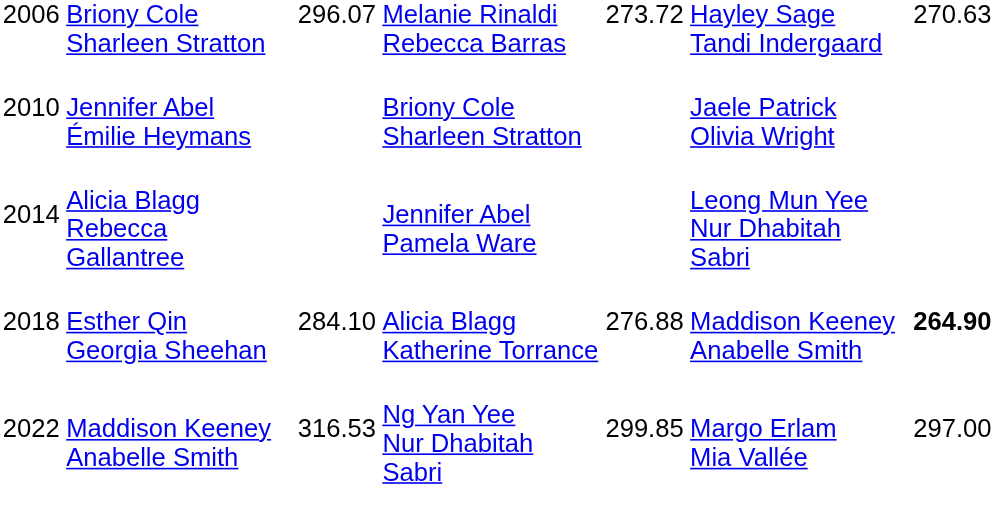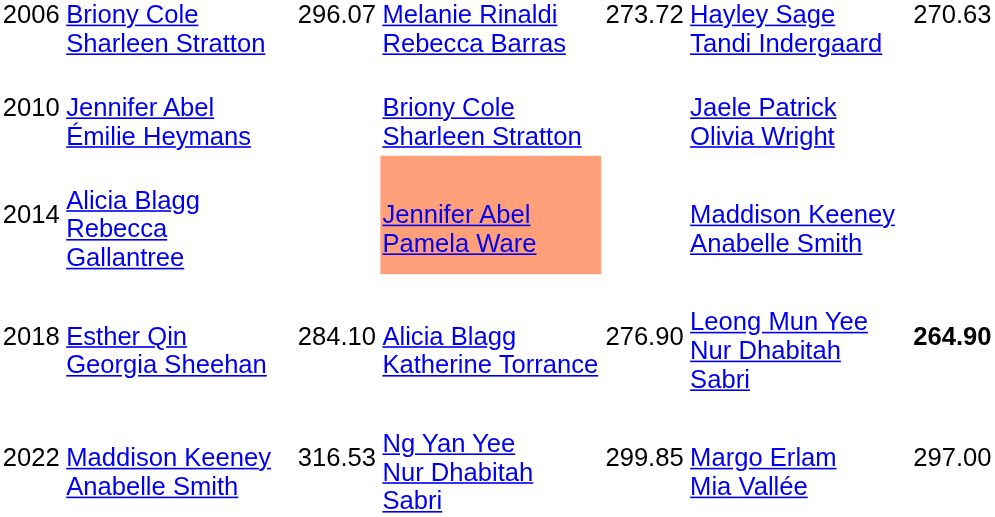(459, 229) no background -> (459, 229) lightsalmon background
(779, 229) Leong Mun Yee Nur Dhabitah Sabri -> (793, 229) Maddison Keeney Anabelle Smith
(645, 321) 276.88 -> (645, 336) 276.90
(793, 336) Maddison Keeney Anabelle Smith -> (779, 350) Leong Mun Yee Nur Dhabitah Sabri
